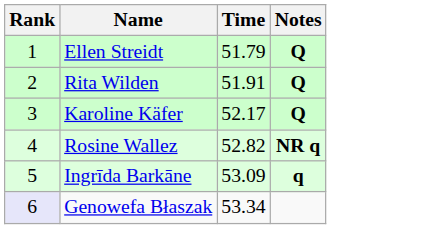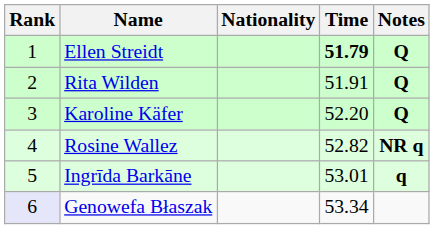+ column: (268, 20)
(243, 51) normal -> (347, 51) bold
(243, 113) 52.17 -> (347, 113) 52.20
(243, 176) 53.09 -> (347, 176) 53.01
